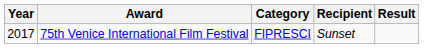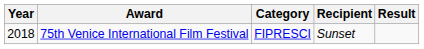(21, 33) 2017 -> (21, 33) 2018
